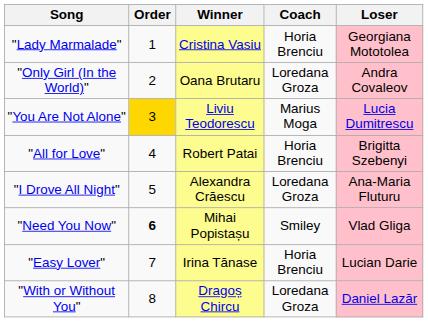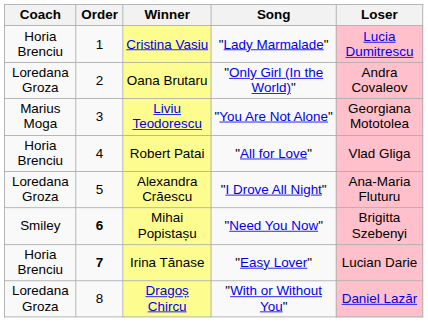columns swapped: (300, 15) <-> (67, 15)
(379, 44) Georgiana Mototolea -> (379, 44) Lucia Dumitrescu
(152, 116) gold background -> (100, 116) no background
(379, 116) Lucia Dumitrescu -> (379, 116) Georgiana Mototolea
(379, 153) Brigitta Szebenyi -> (379, 153) Vlad Gliga
(379, 226) Vlad Gliga -> (379, 226) Brigitta Szebenyi
(152, 262) normal -> (100, 262) bold
